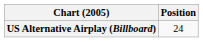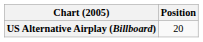(178, 28) 24 -> (178, 28) 20
